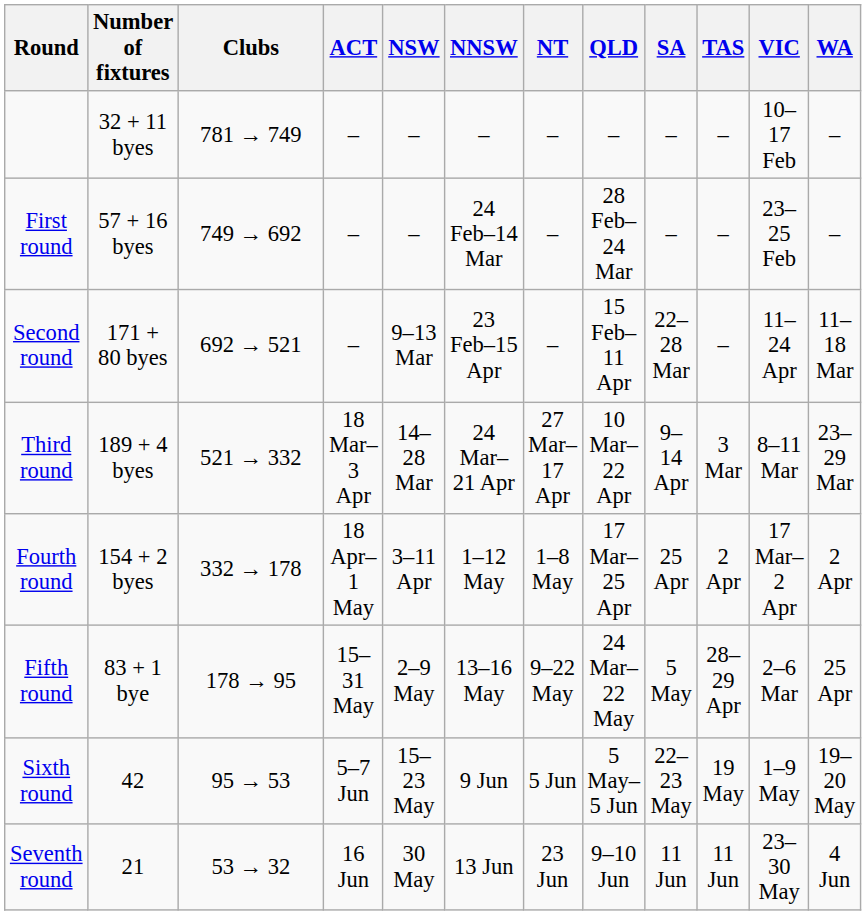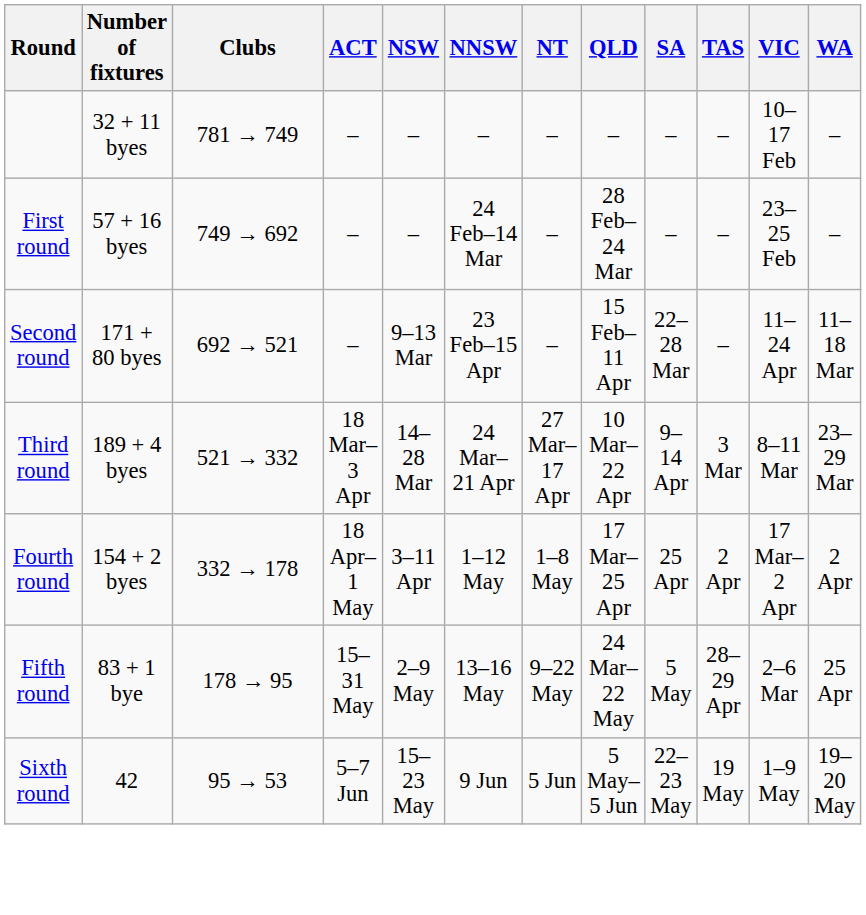- row: (46, 866)
